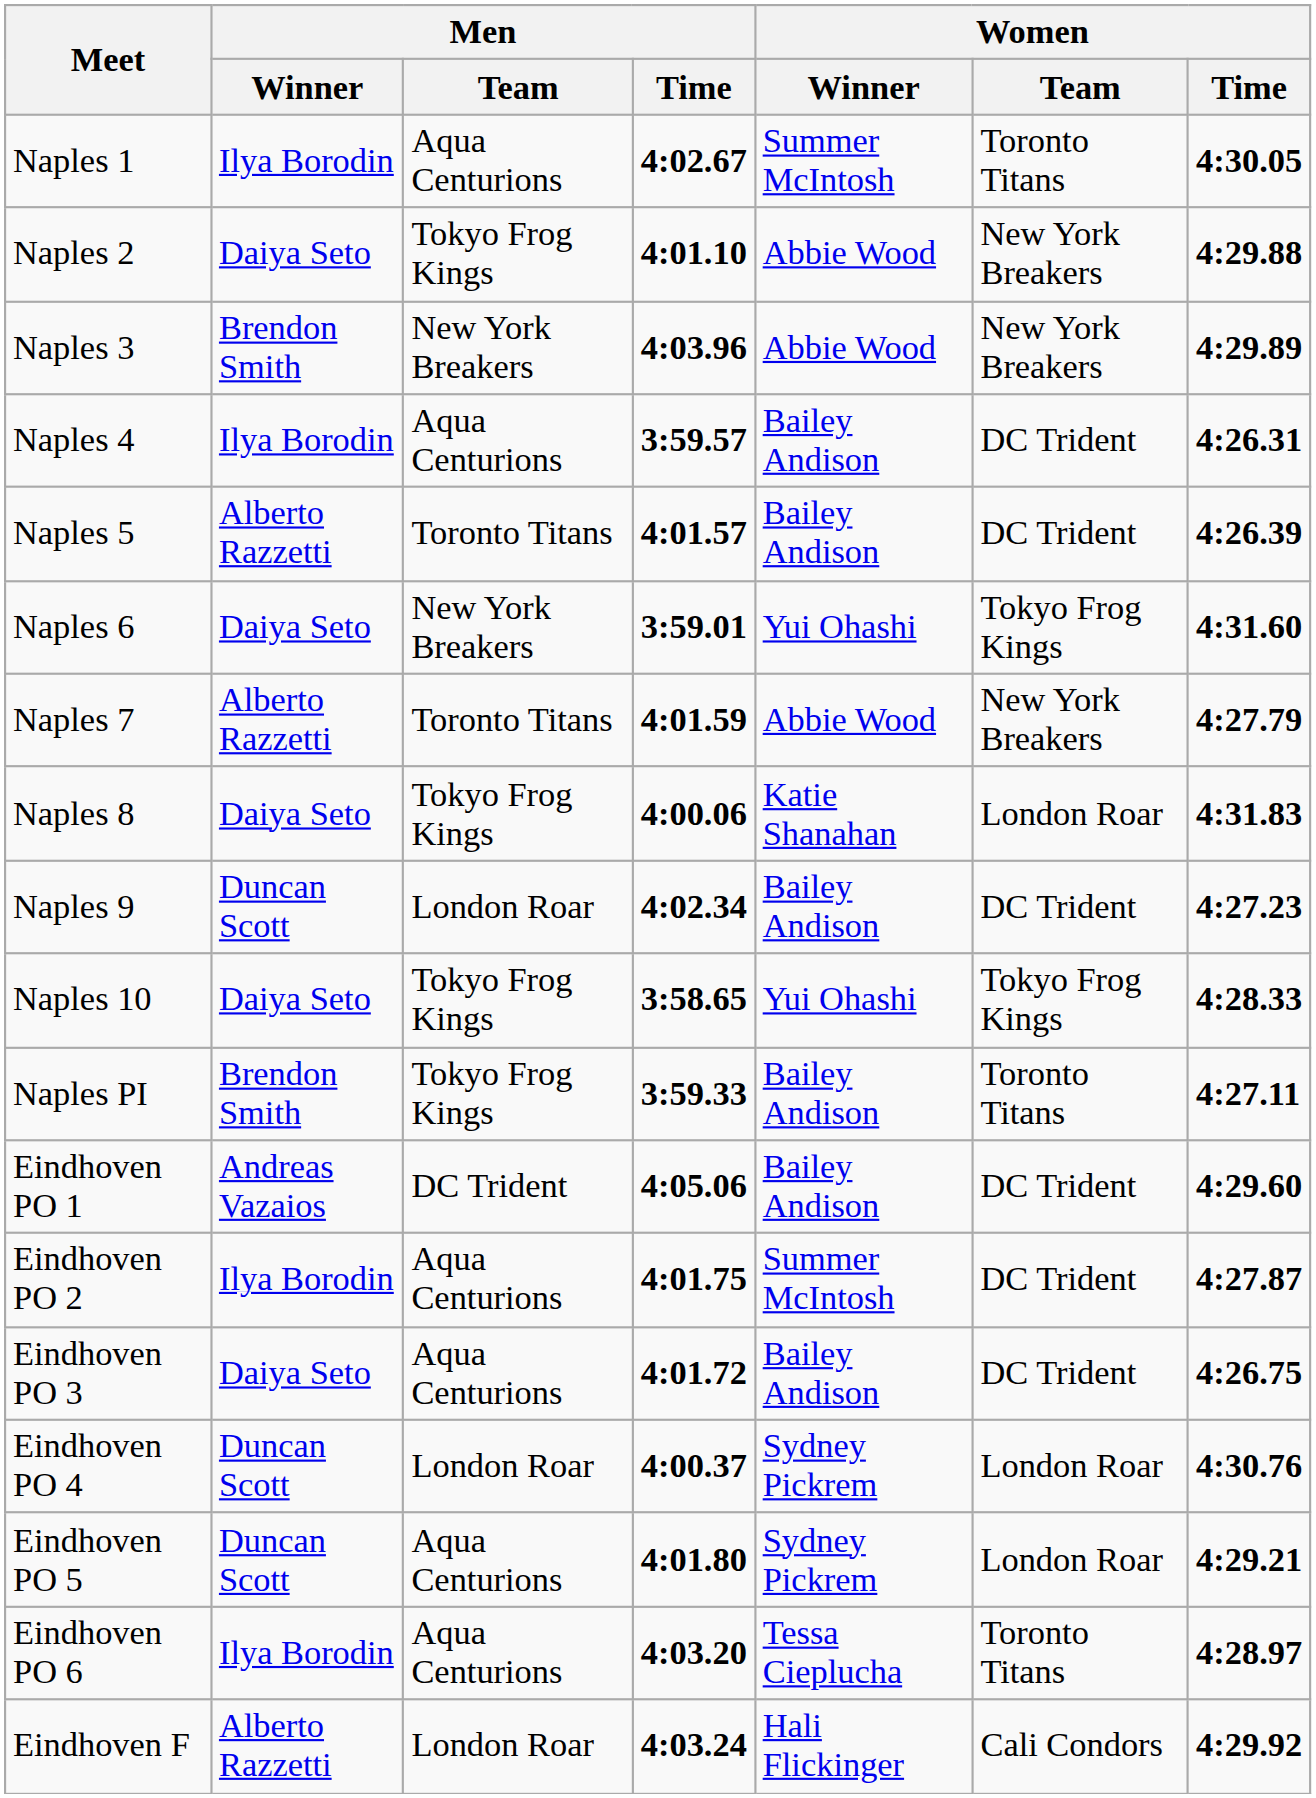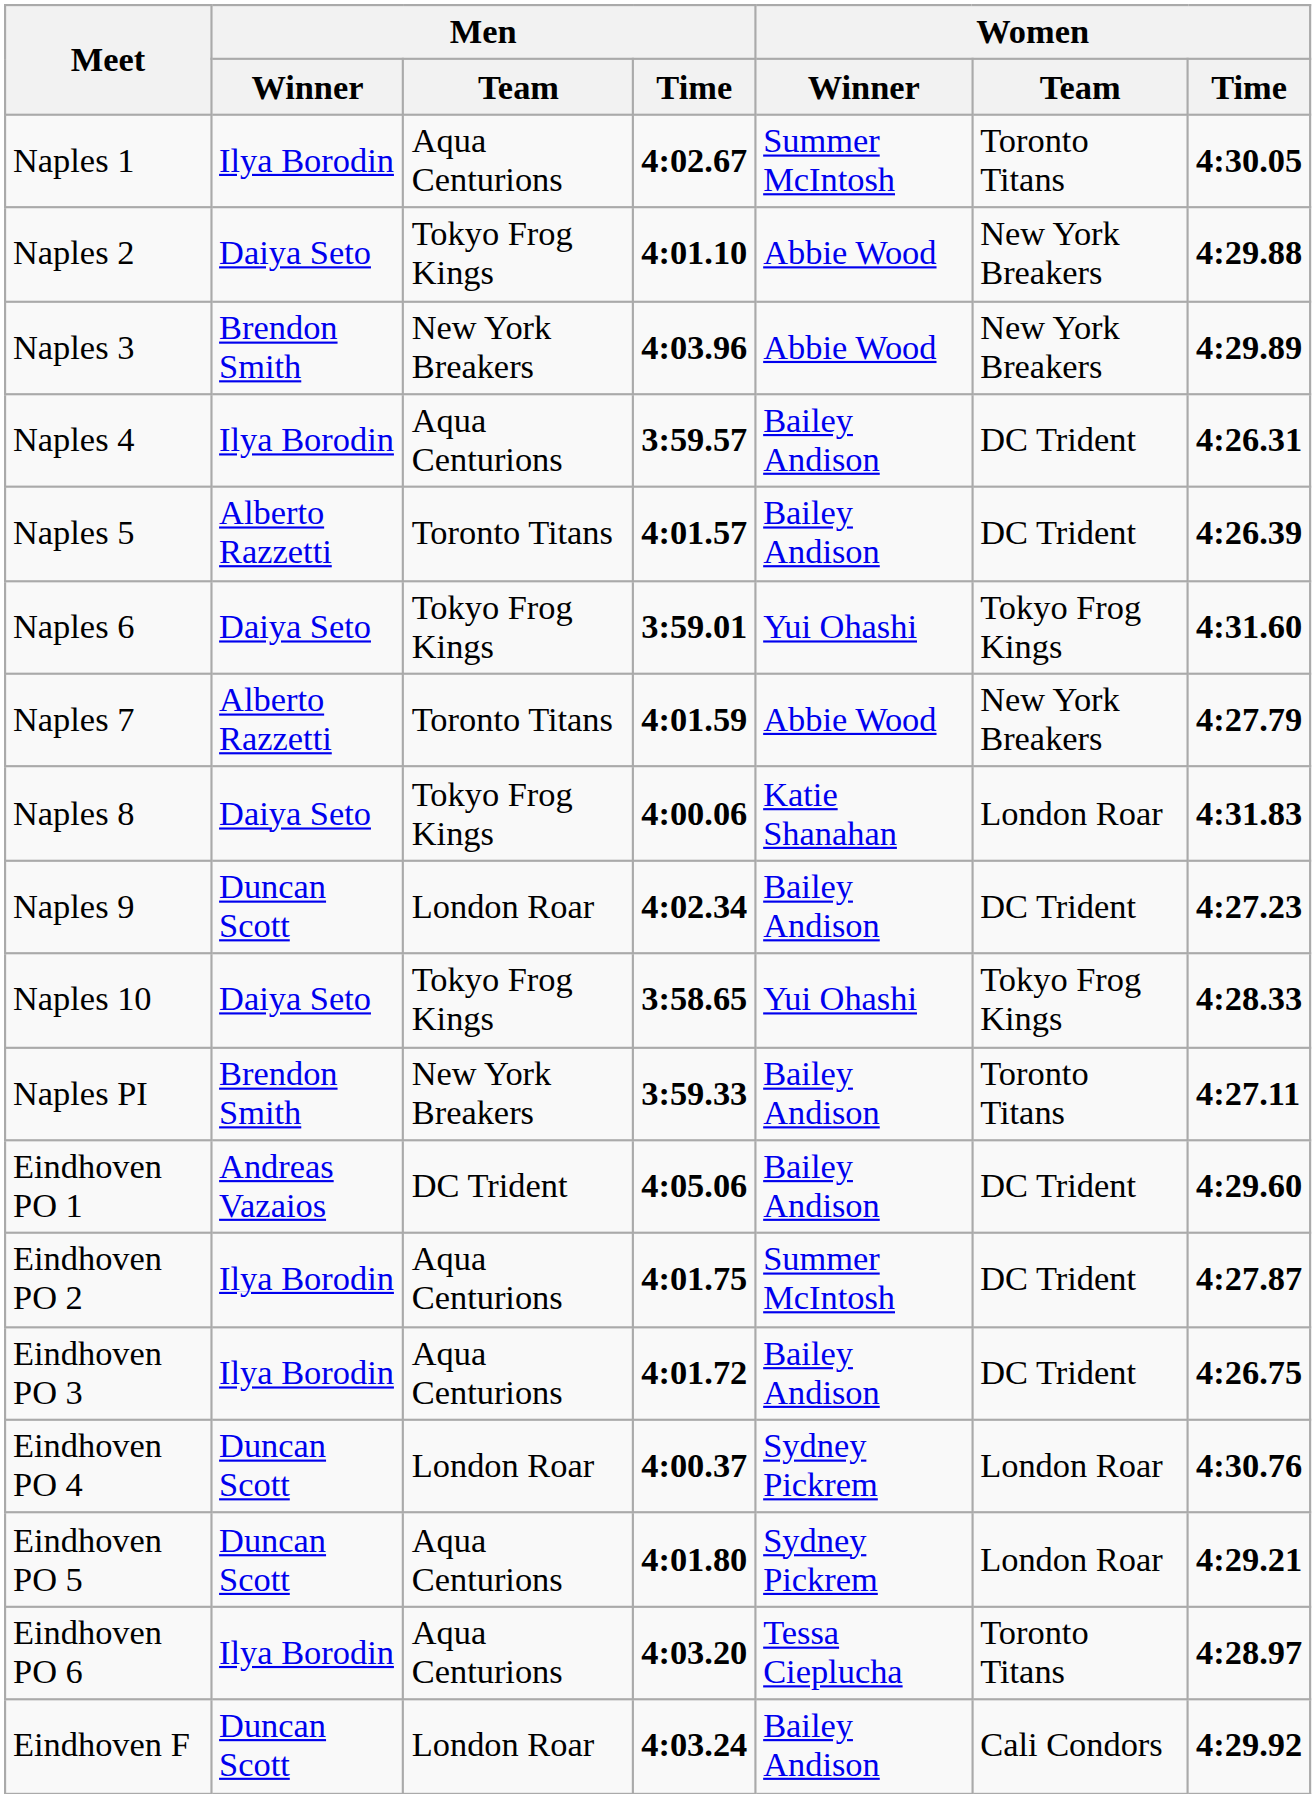(481, 626) New York Breakers -> (492, 626) Tokyo Frog Kings
(492, 1092) Tokyo Frog Kings -> (482, 1092) New York Breakers
(295, 1372) Daiya Seto -> (306, 1372) Ilya Borodin
(275, 1745) Alberto Razzetti -> (273, 1745) Duncan Scott
(833, 1745) Hali Flickinger -> (821, 1745) Bailey Andison
